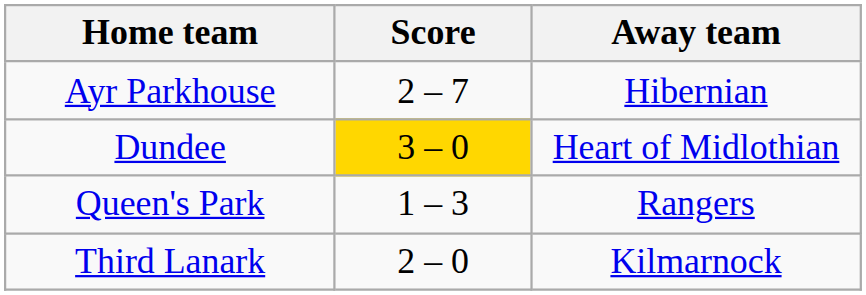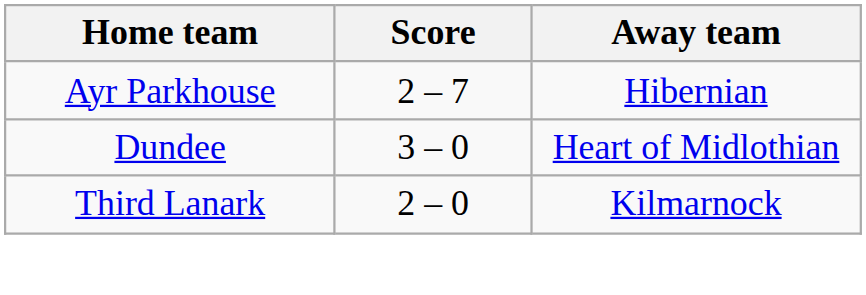(433, 146) gold background -> (433, 146) no background
- row: (170, 203)
